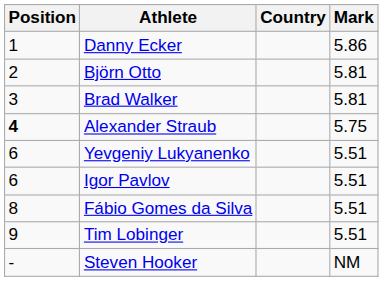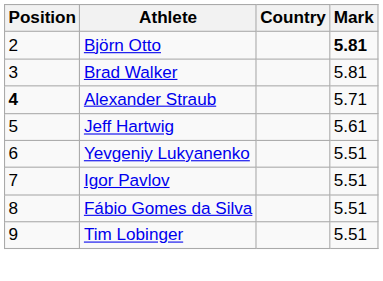- row: (133, 45)
(350, 72) normal -> (350, 45) bold
(350, 126) 5.75 -> (350, 99) 5.71
+ row: (129, 126)
(13, 180) 6 -> (13, 180) 7
- row: (141, 262)
